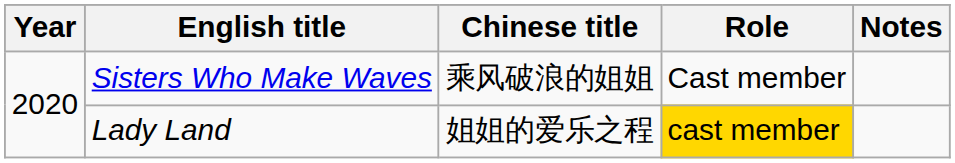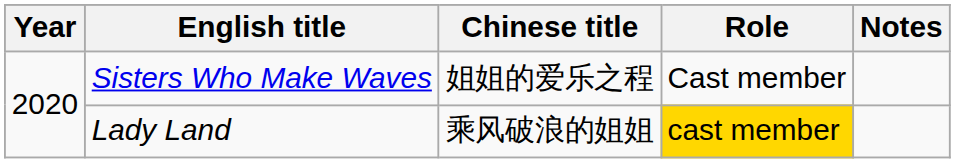(550, 77) 乘风破浪的姐姐 -> (550, 77) 姐姐的爱乐之程
(550, 129) 姐姐的爱乐之程 -> (550, 129) 乘风破浪的姐姐
